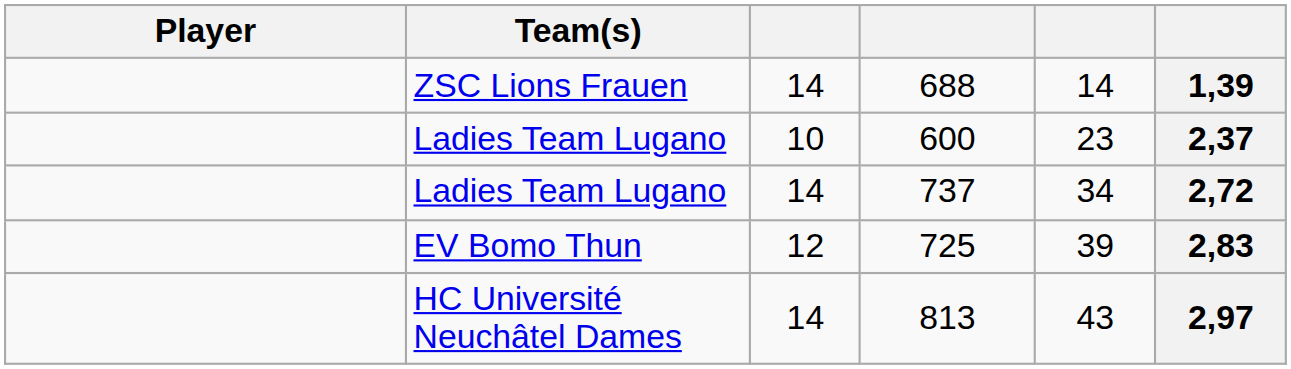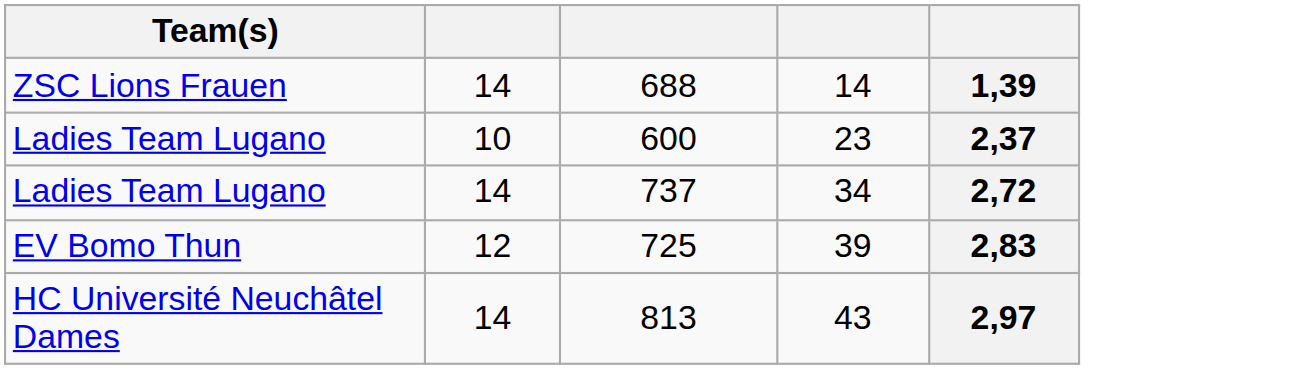- column: (205, 31)
